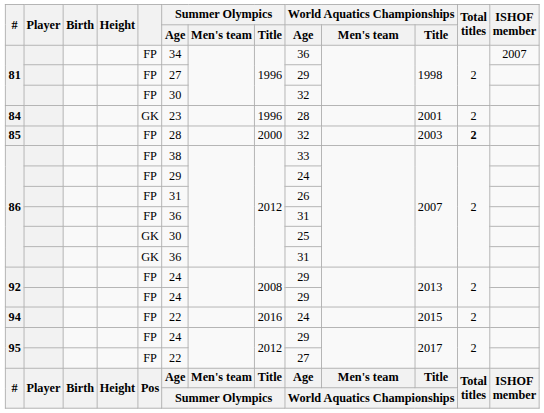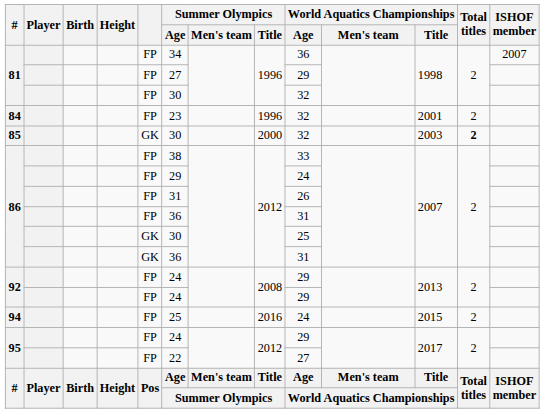(150, 115) GK -> (150, 115) FP
(303, 115) 28 -> (303, 115) 32
(150, 136) FP -> (150, 136) GK
(175, 136) 28 -> (175, 136) 30
(175, 317) 22 -> (175, 317) 25
